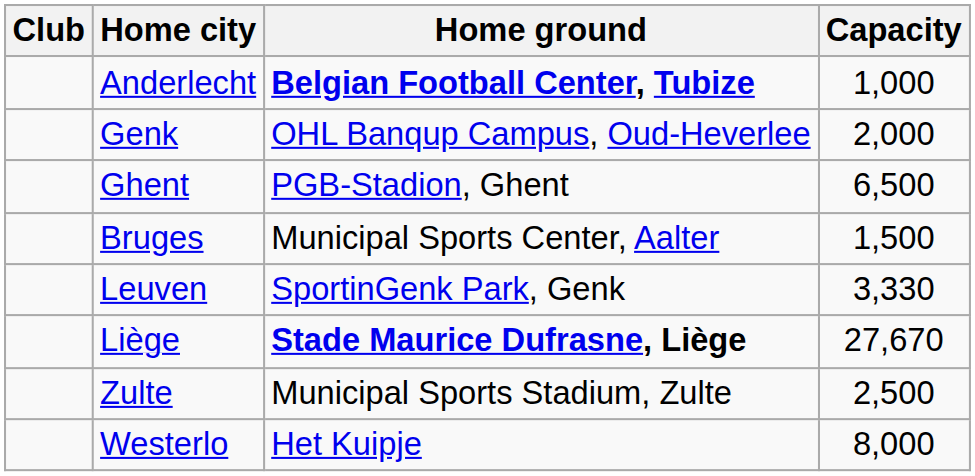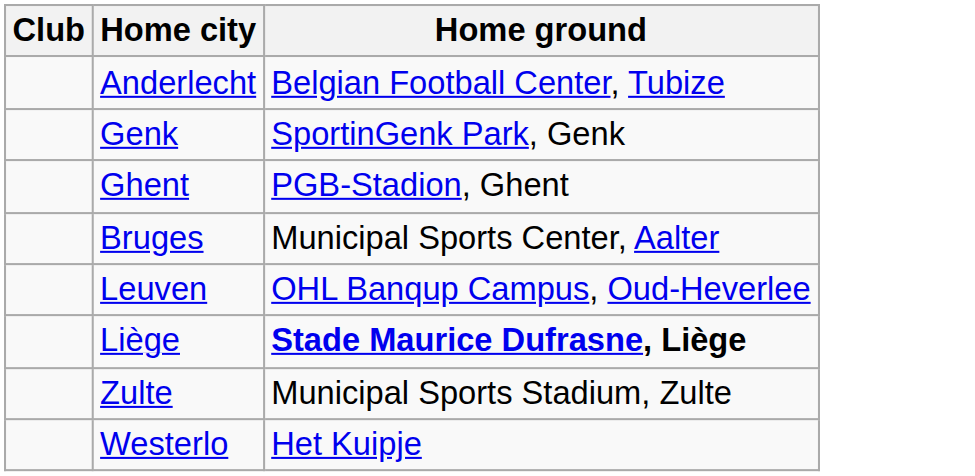- column: (894, 30)
(513, 82) bold -> (498, 82) normal
(541, 133) OHL Banqup Campus, Oud-Heverlee -> (448, 133) SportinGenk Park, Genk
(448, 289) SportinGenk Park, Genk -> (541, 289) OHL Banqup Campus, Oud-Heverlee
